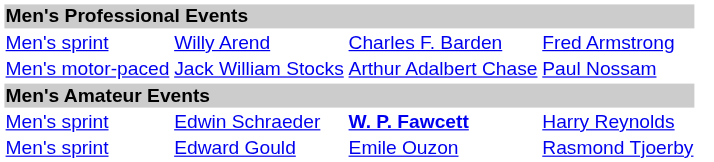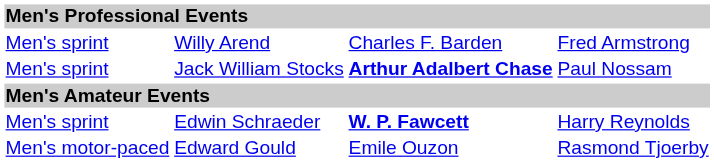(87, 69) Men's motor-paced -> (57, 69) Men's sprint
(443, 69) normal -> (451, 69) bold
(57, 148) Men's sprint -> (87, 148) Men's motor-paced
